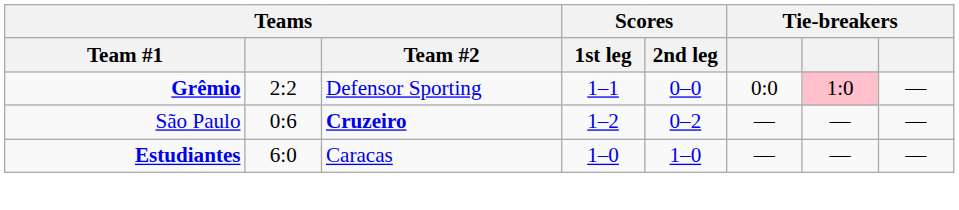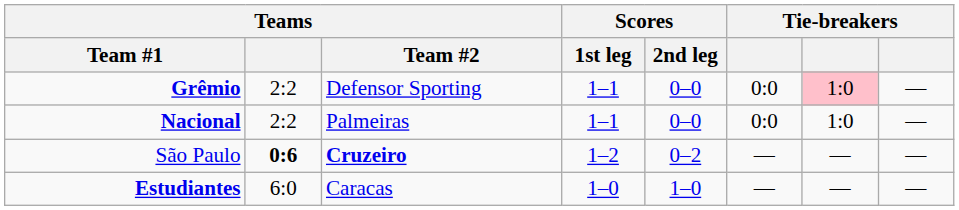+ row: (201, 121)
(283, 121) normal -> (283, 155) bold
